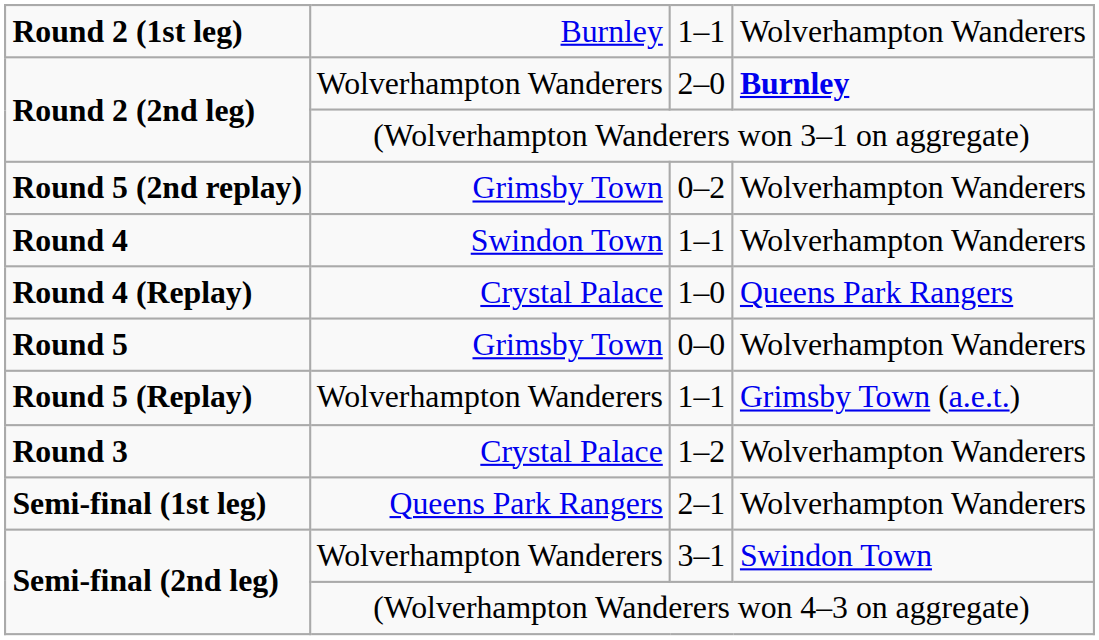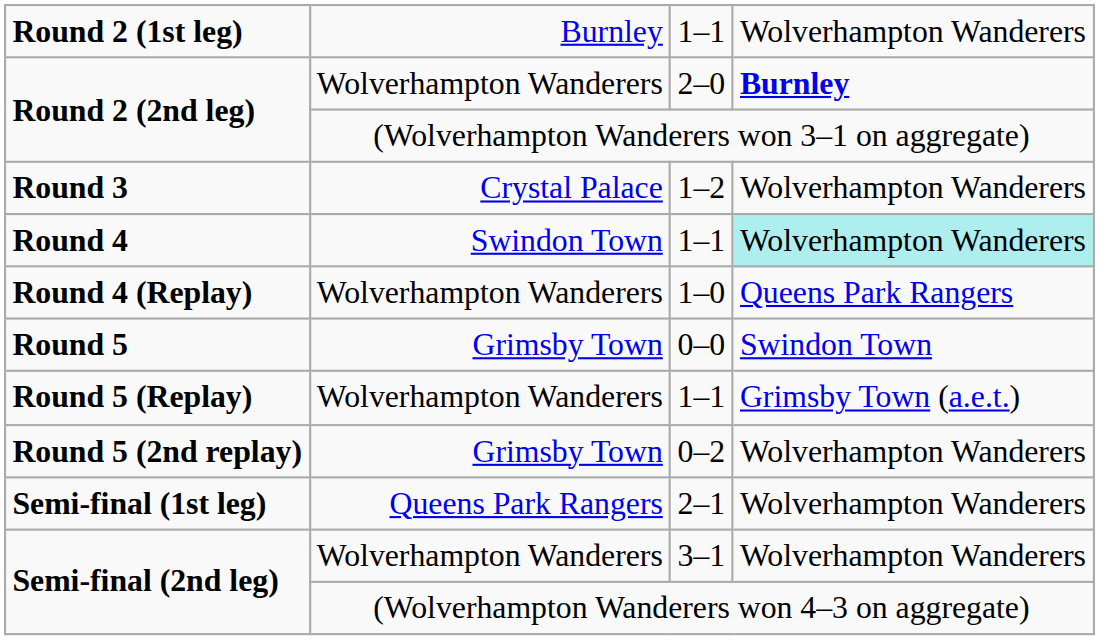rows swapped: (70, 449) <-> (157, 188)
(913, 240) no background -> (913, 240) paleturquoise background
(572, 292) Crystal Palace -> (490, 292) Wolverhampton Wanderers
(913, 345) Wolverhampton Wanderers -> (836, 345) Swindon Town
(836, 554) Swindon Town -> (913, 554) Wolverhampton Wanderers
